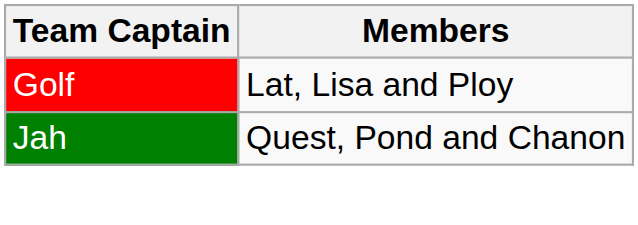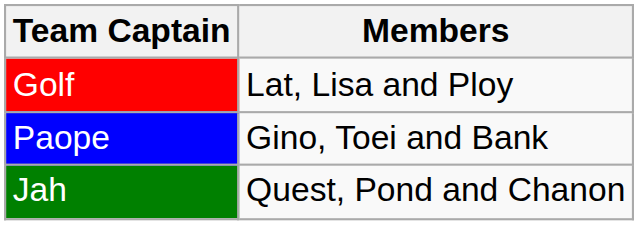+ row: (61, 137)
